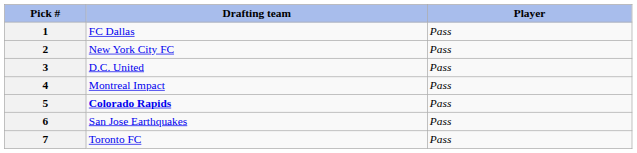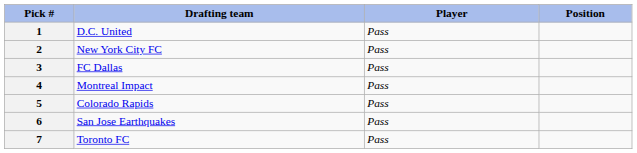+ column: (585, 13)
(112, 31) FC Dallas -> (104, 31) D.C. United
(116, 67) D.C. United -> (100, 67) FC Dallas
(130, 103) bold -> (115, 103) normal
